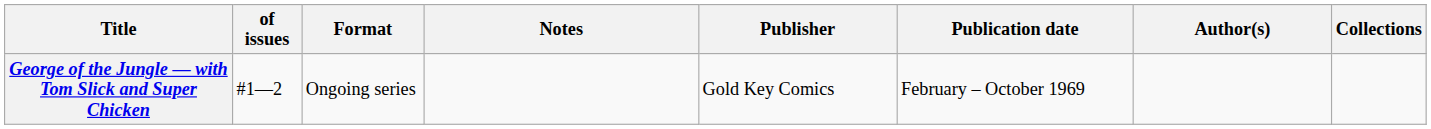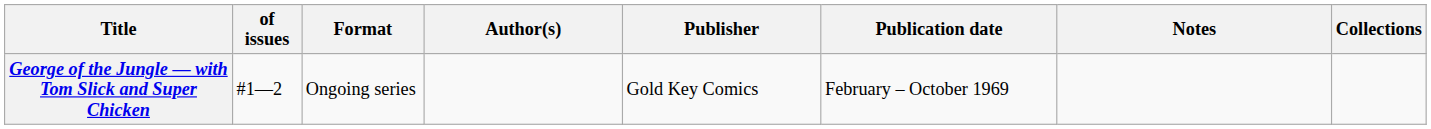columns swapped: (1232, 29) <-> (561, 29)
